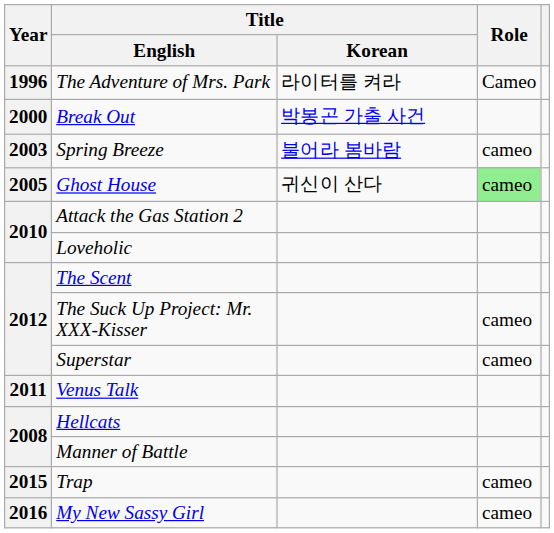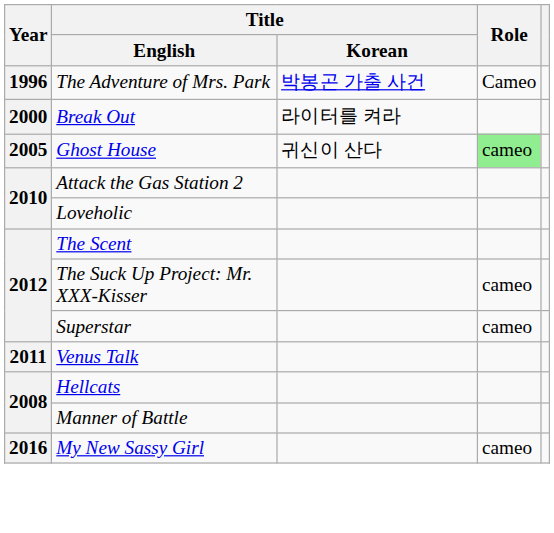(341, 81) 라이터를 켜라 -> (353, 81) 박봉곤 가출 사건
(353, 115) 박봉곤 가출 사건 -> (341, 115) 라이터를 켜라
- row: (110, 150)
- row: (74, 482)
